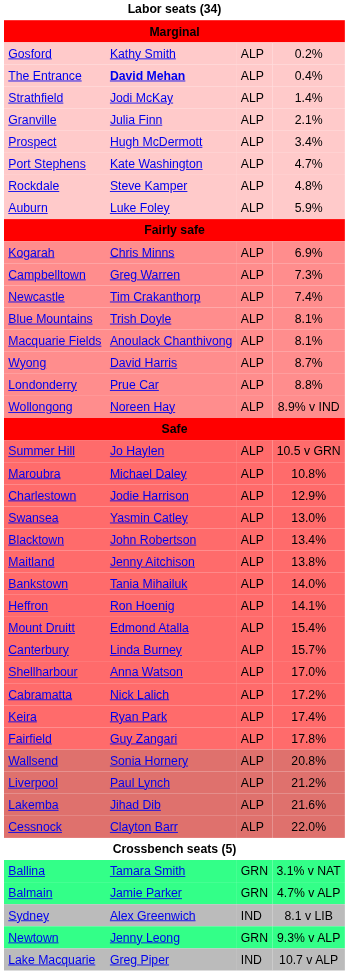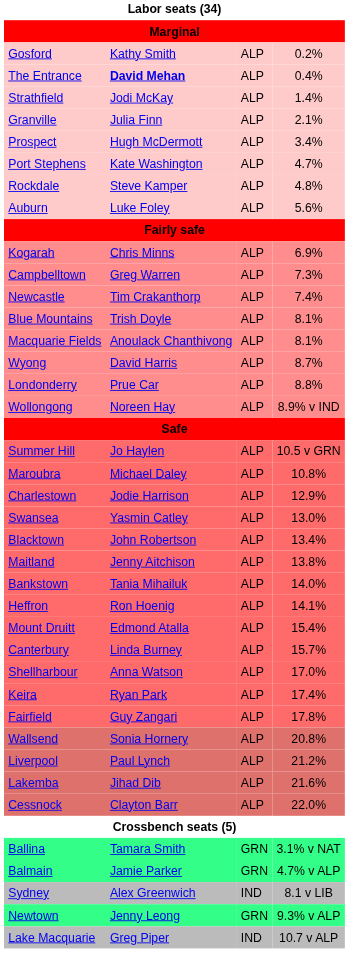(309, 208) 5.9% -> (309, 208) 5.6%
- row: (40, 694)
